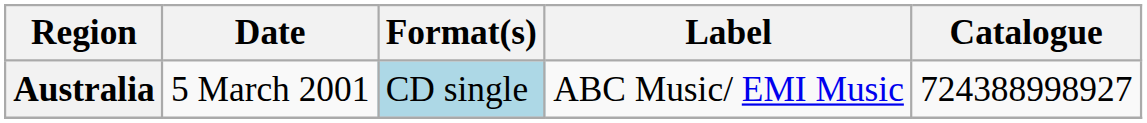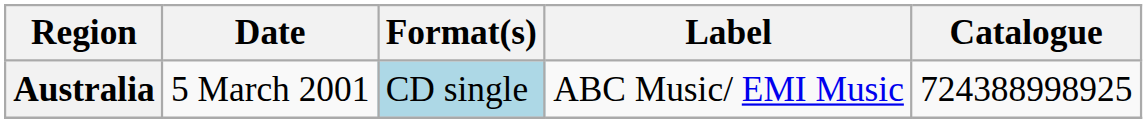(1026, 88) 724388998927 -> (1026, 88) 724388998925
